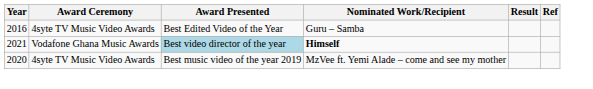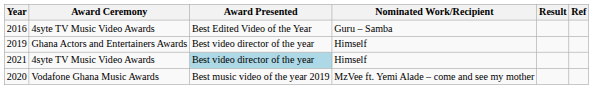+ row: (17, 44)
(95, 44) Vodafone Ghana Music Awards -> (93, 60) 4syte TV Music Video Awards
(323, 44) bold -> (351, 60) normal
(93, 60) 4syte TV Music Video Awards -> (95, 76) Vodafone Ghana Music Awards
